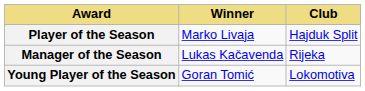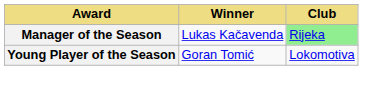- row: (92, 34)
(307, 55) no background -> (307, 34) lightgreen background
